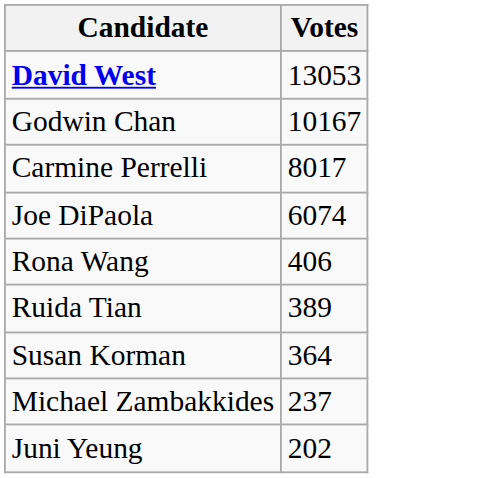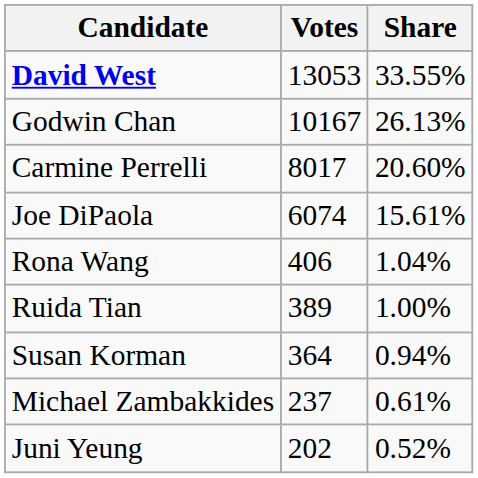+ column: (420, 27)
